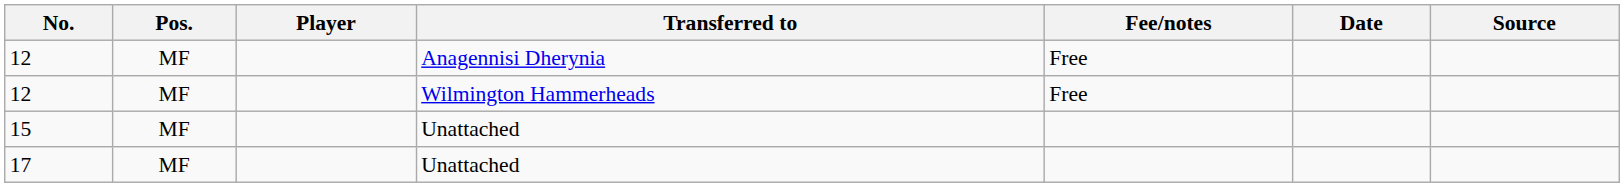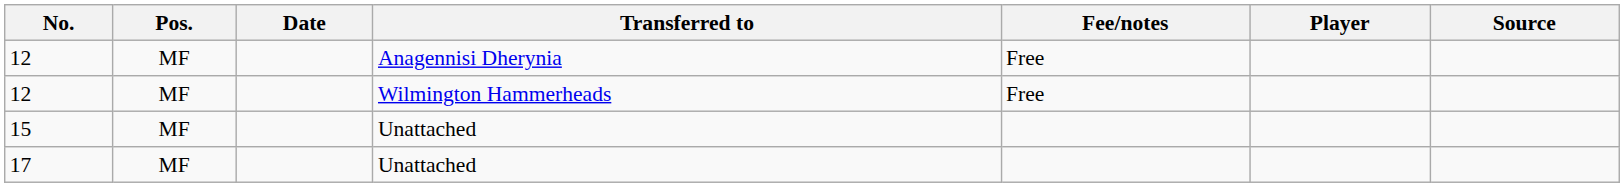columns swapped: (326, 22) <-> (1361, 22)
